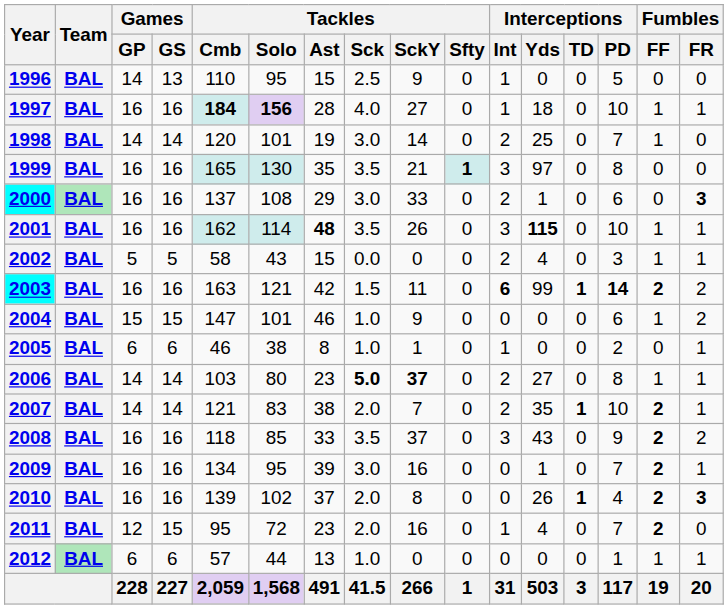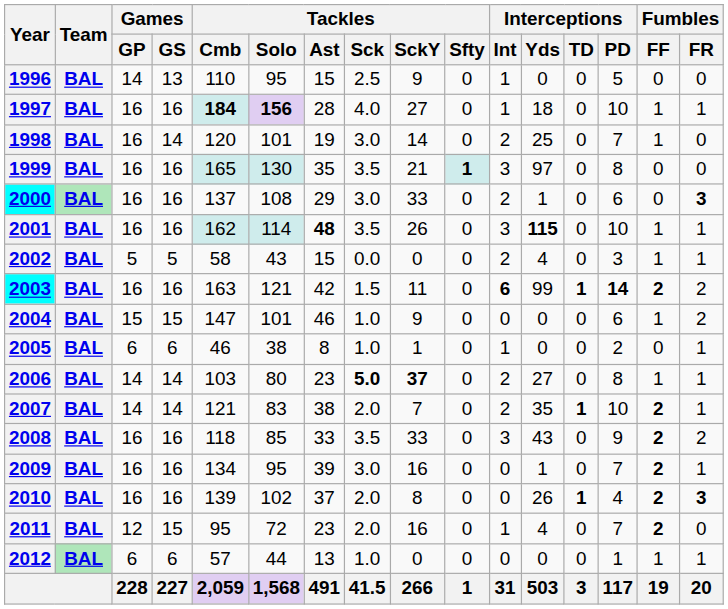(132, 139) 14 -> (132, 139) 16
(417, 438) 37 -> (417, 438) 33
